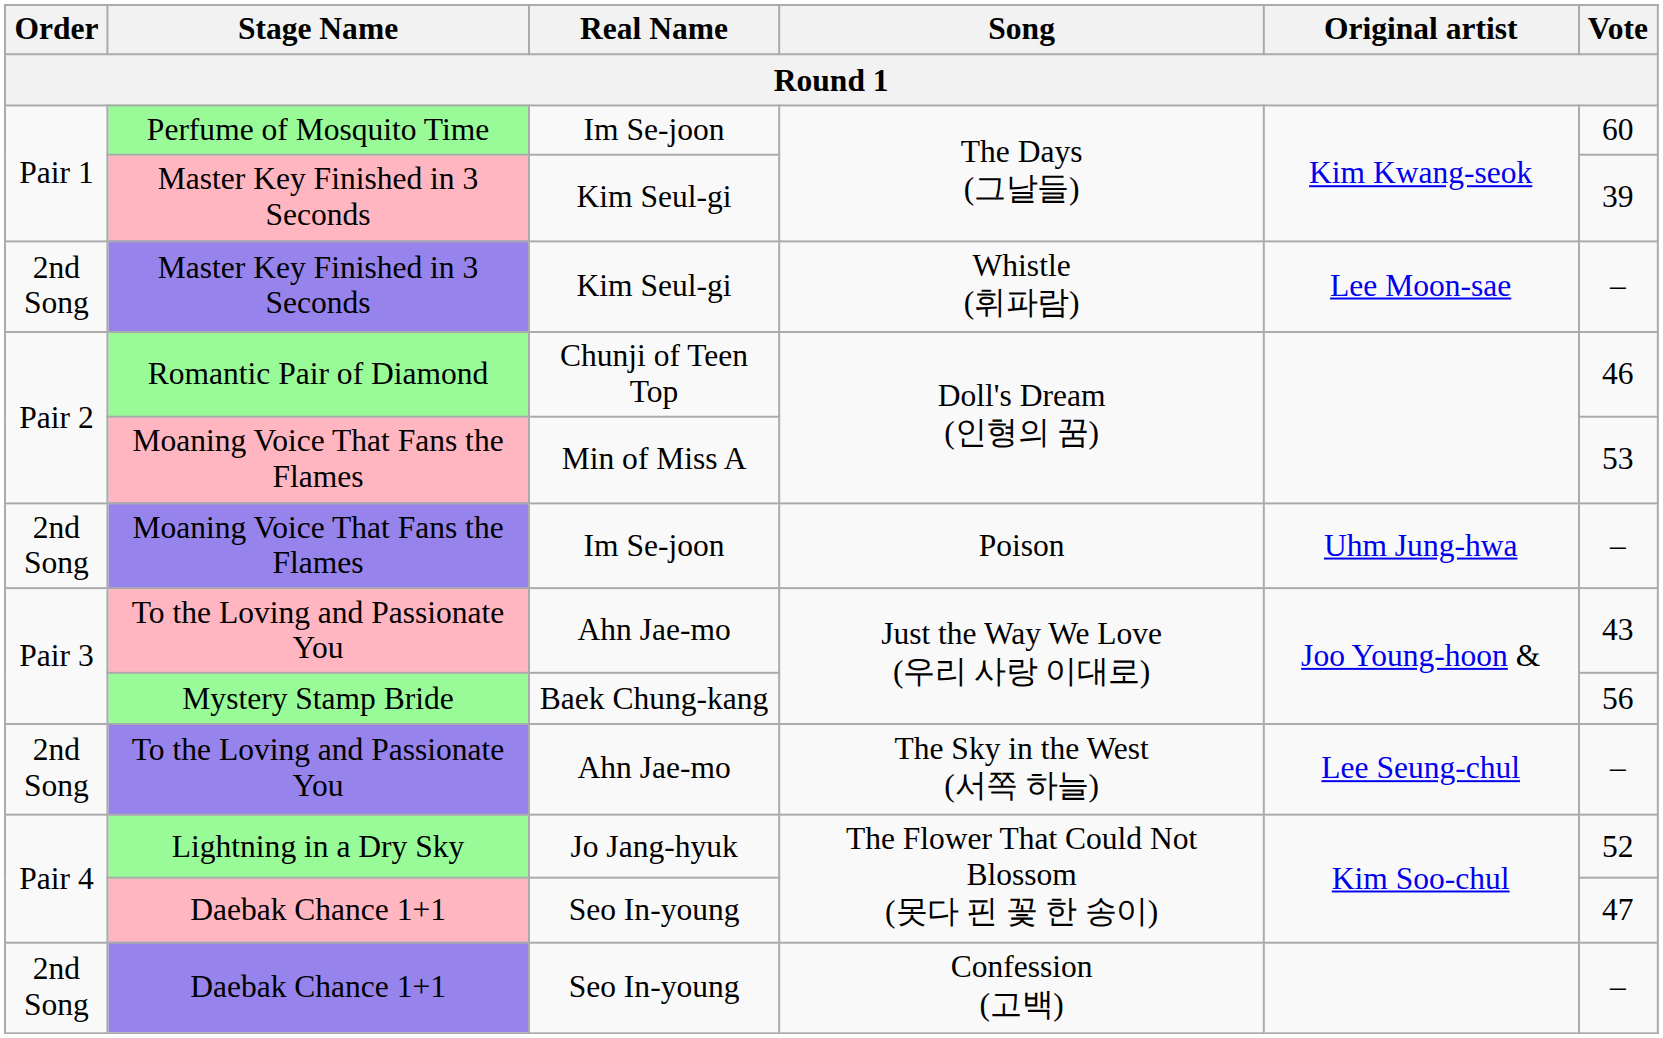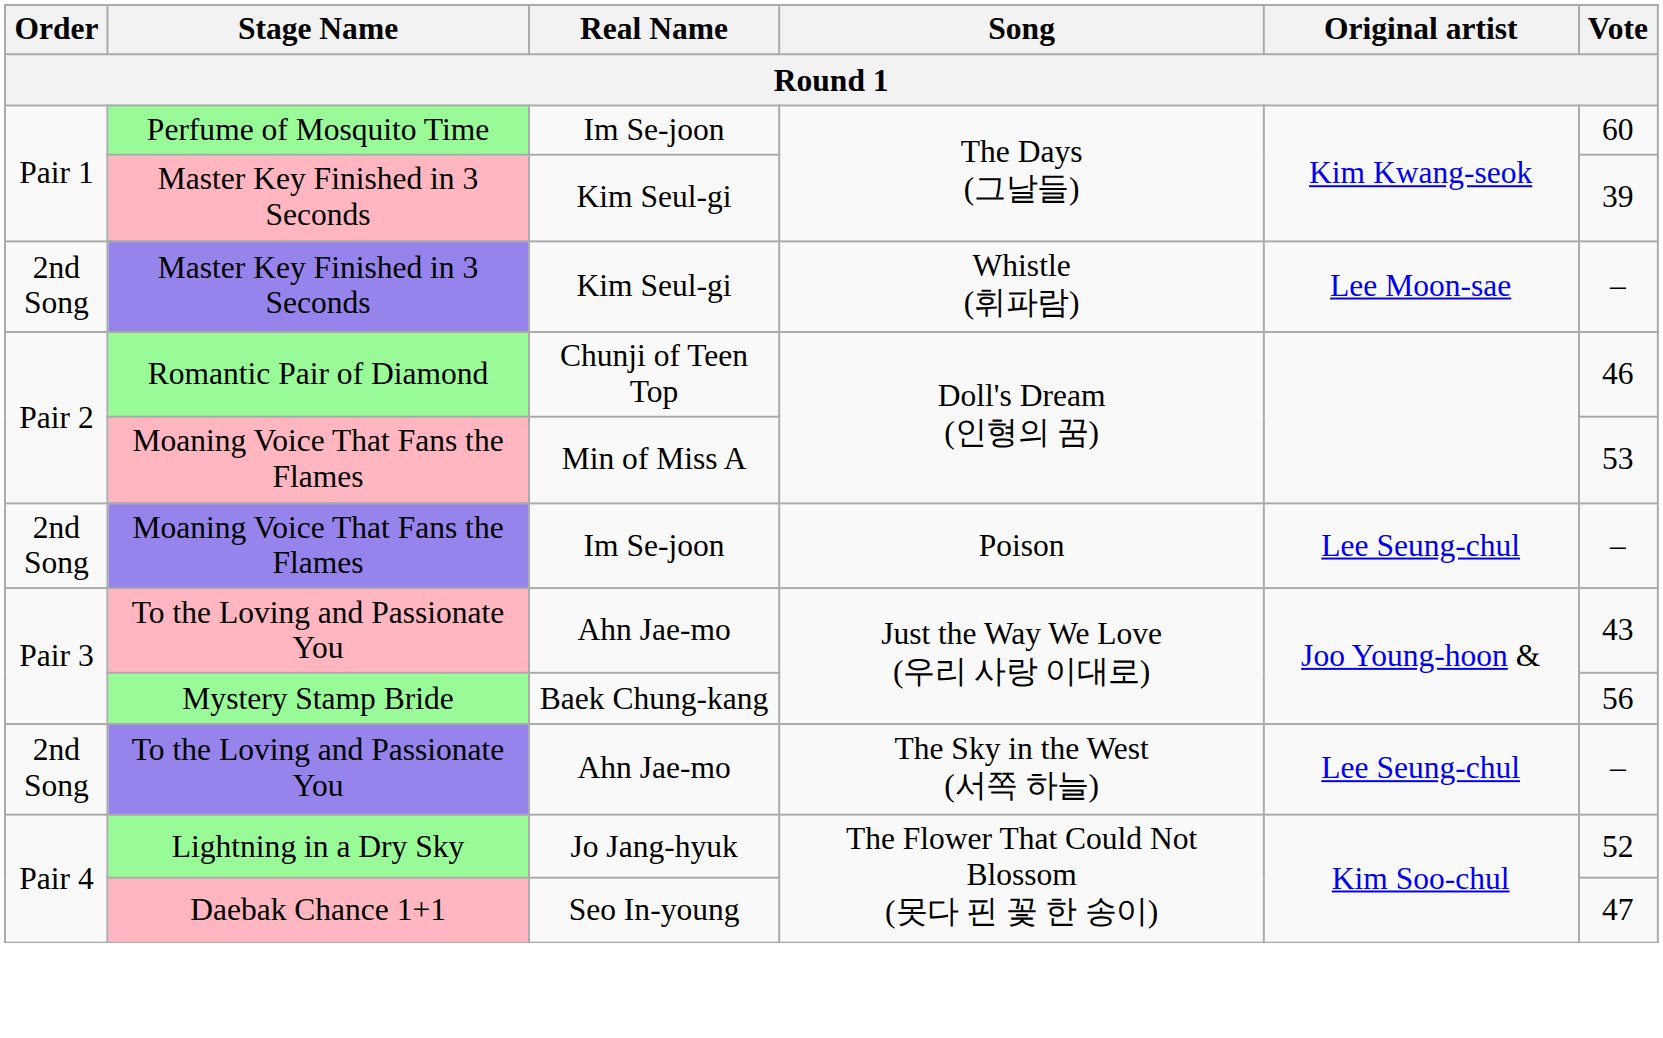(1421, 544) Uhm Jung-hwa -> (1421, 544) Lee Seung-chul
- row: (318, 986)
